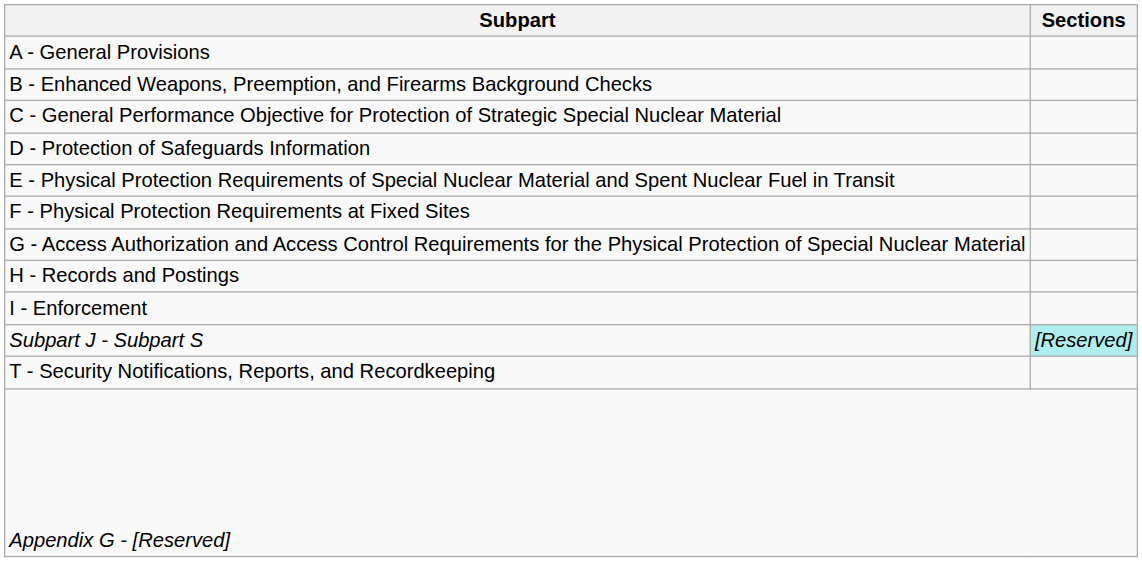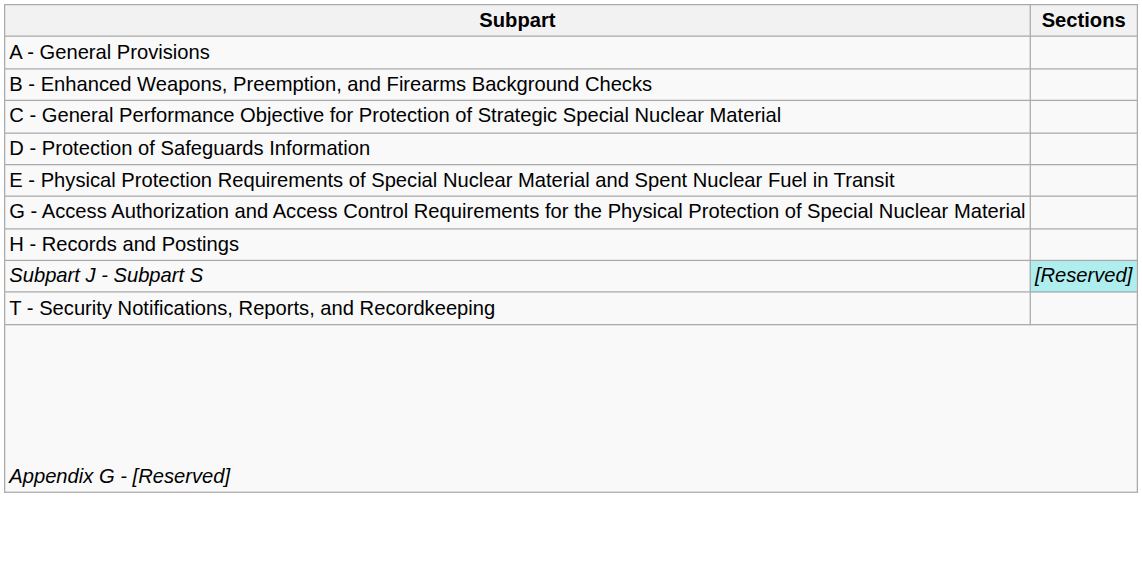- row: (240, 212)
- row: (78, 308)
